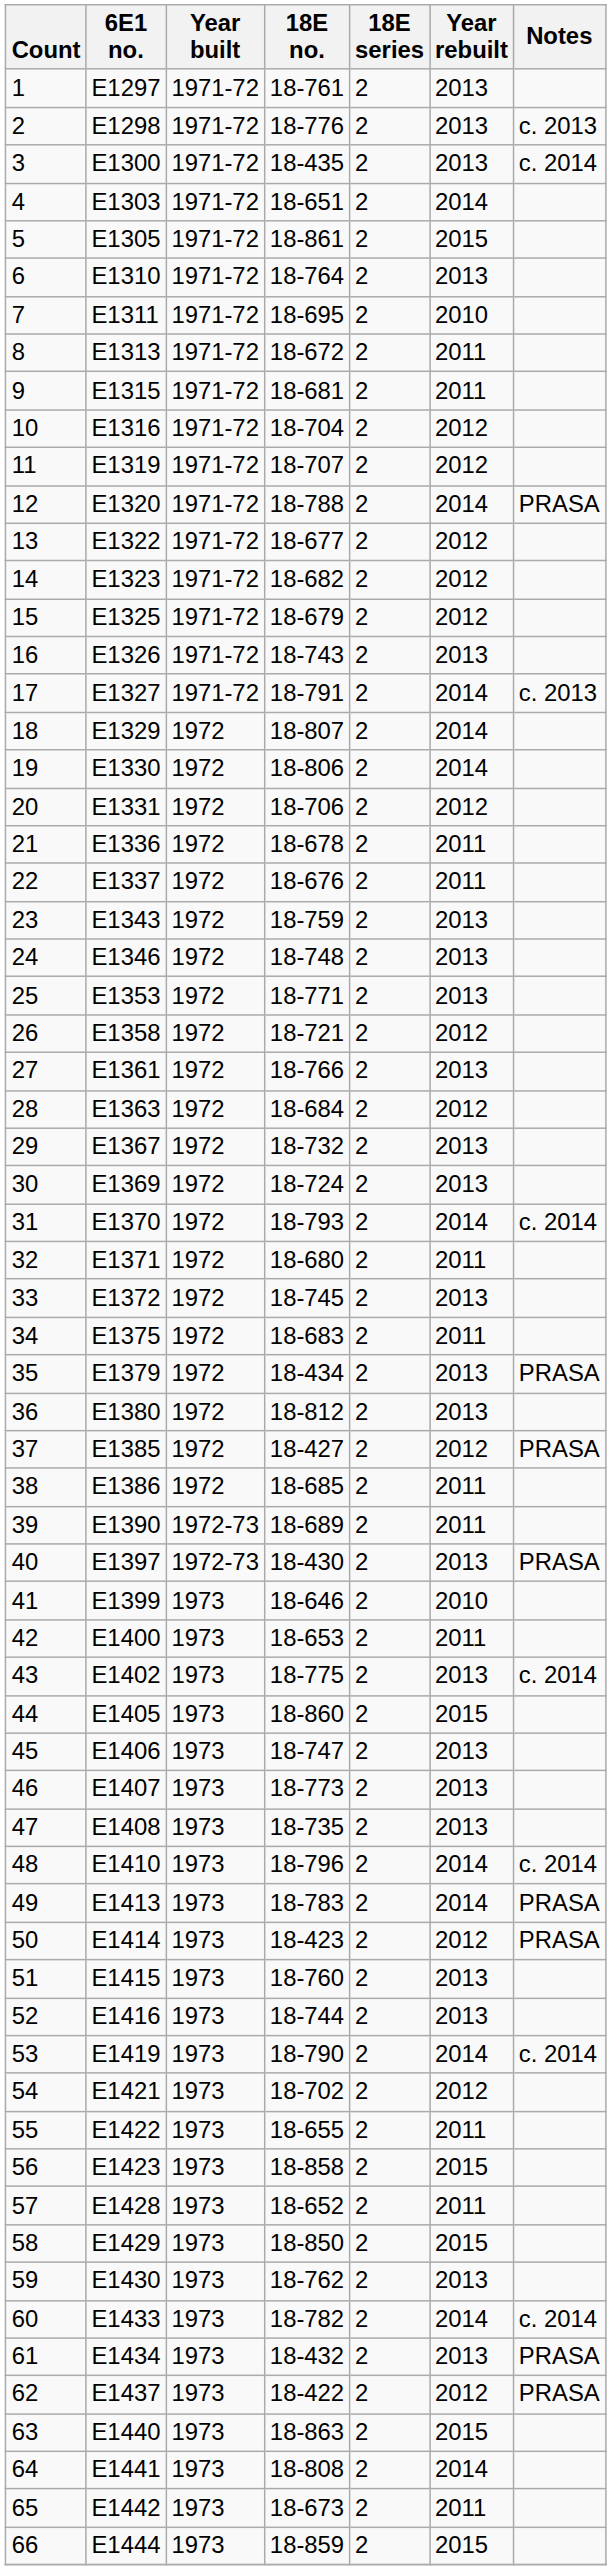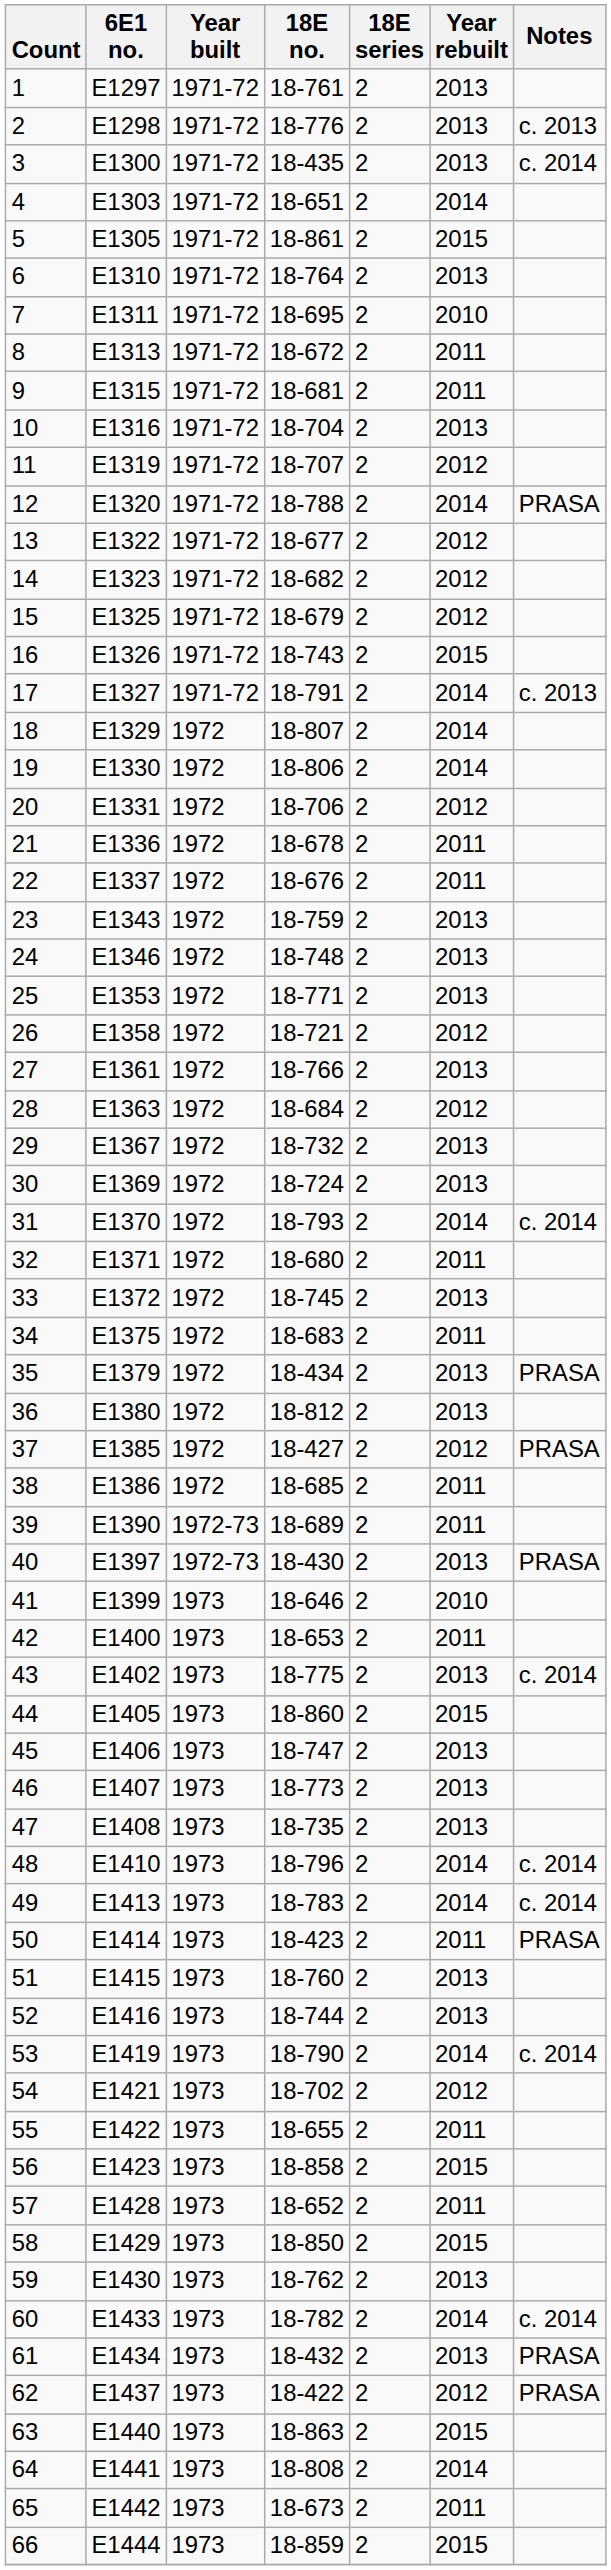(462, 428) 2012 -> (462, 428) 2013
(462, 655) 2013 -> (462, 655) 2015
(559, 1902) PRASA -> (558, 1902) c. 2014
(462, 1940) 2012 -> (461, 1940) 2011
